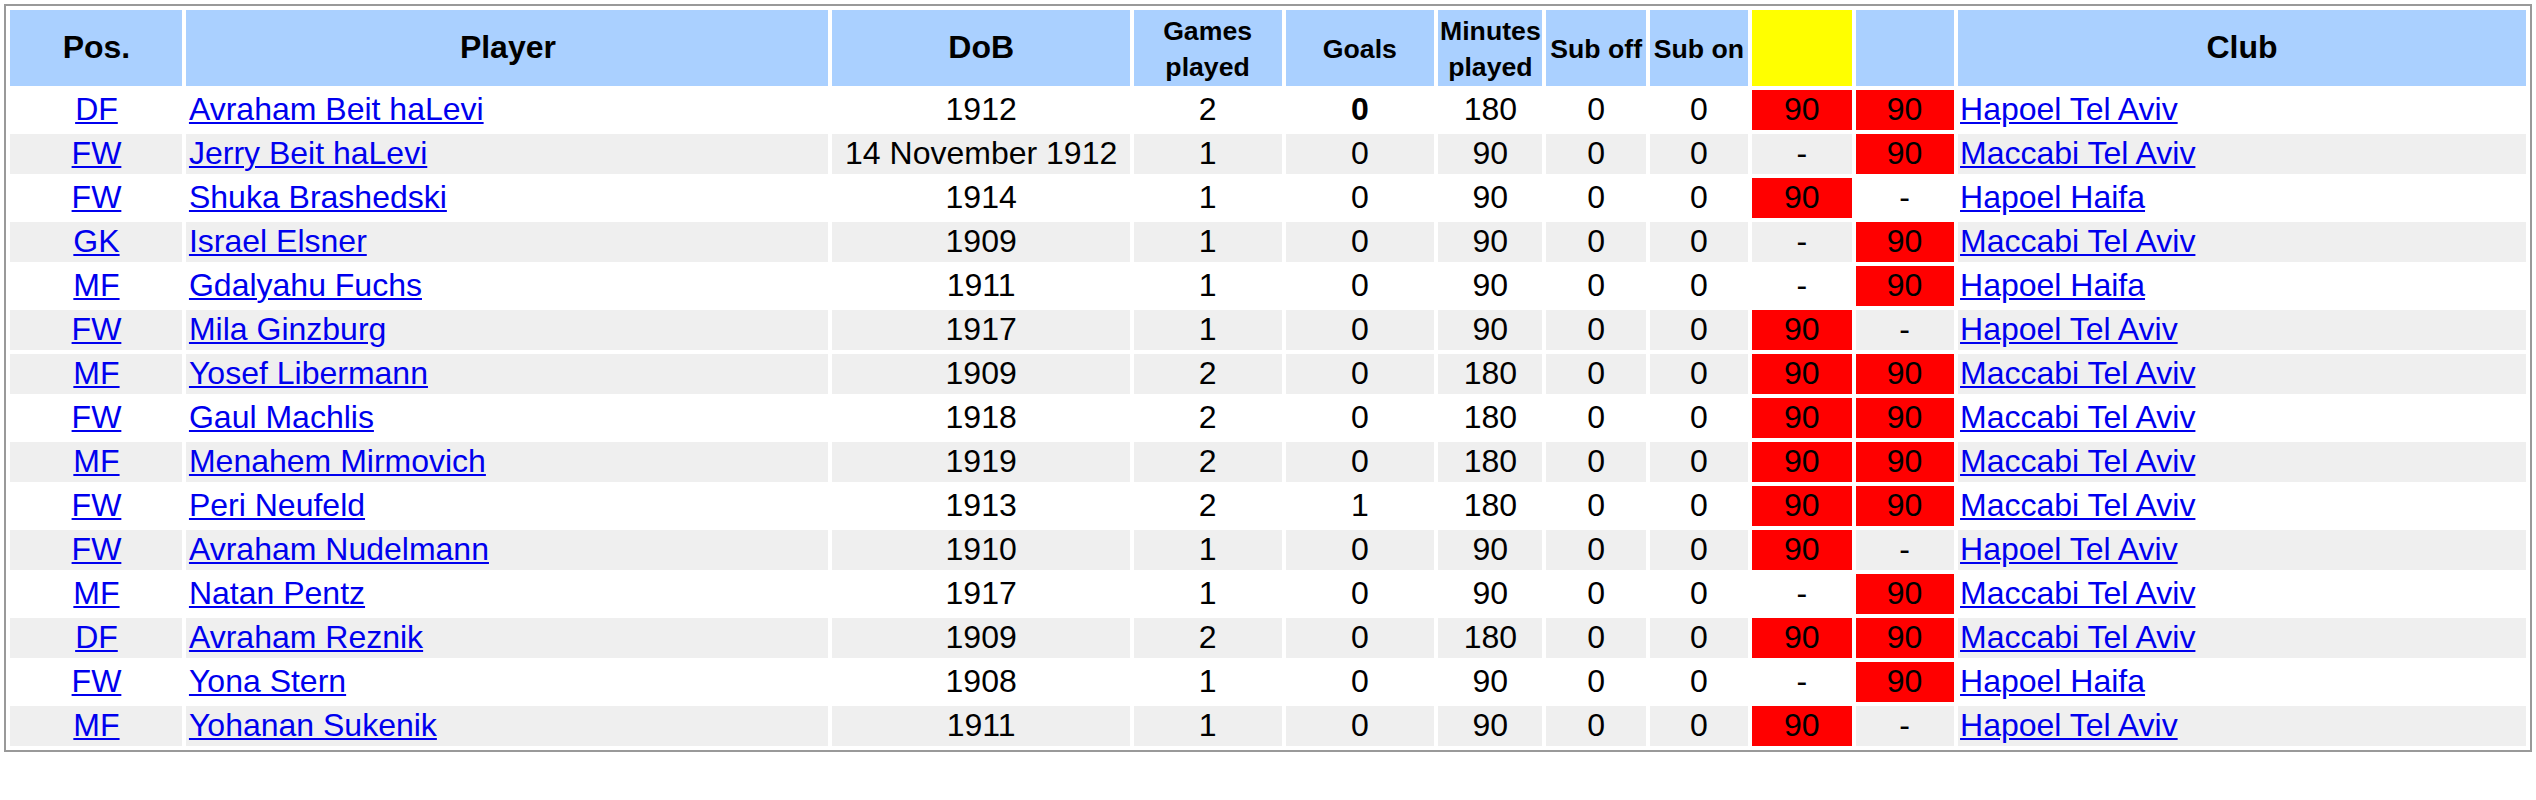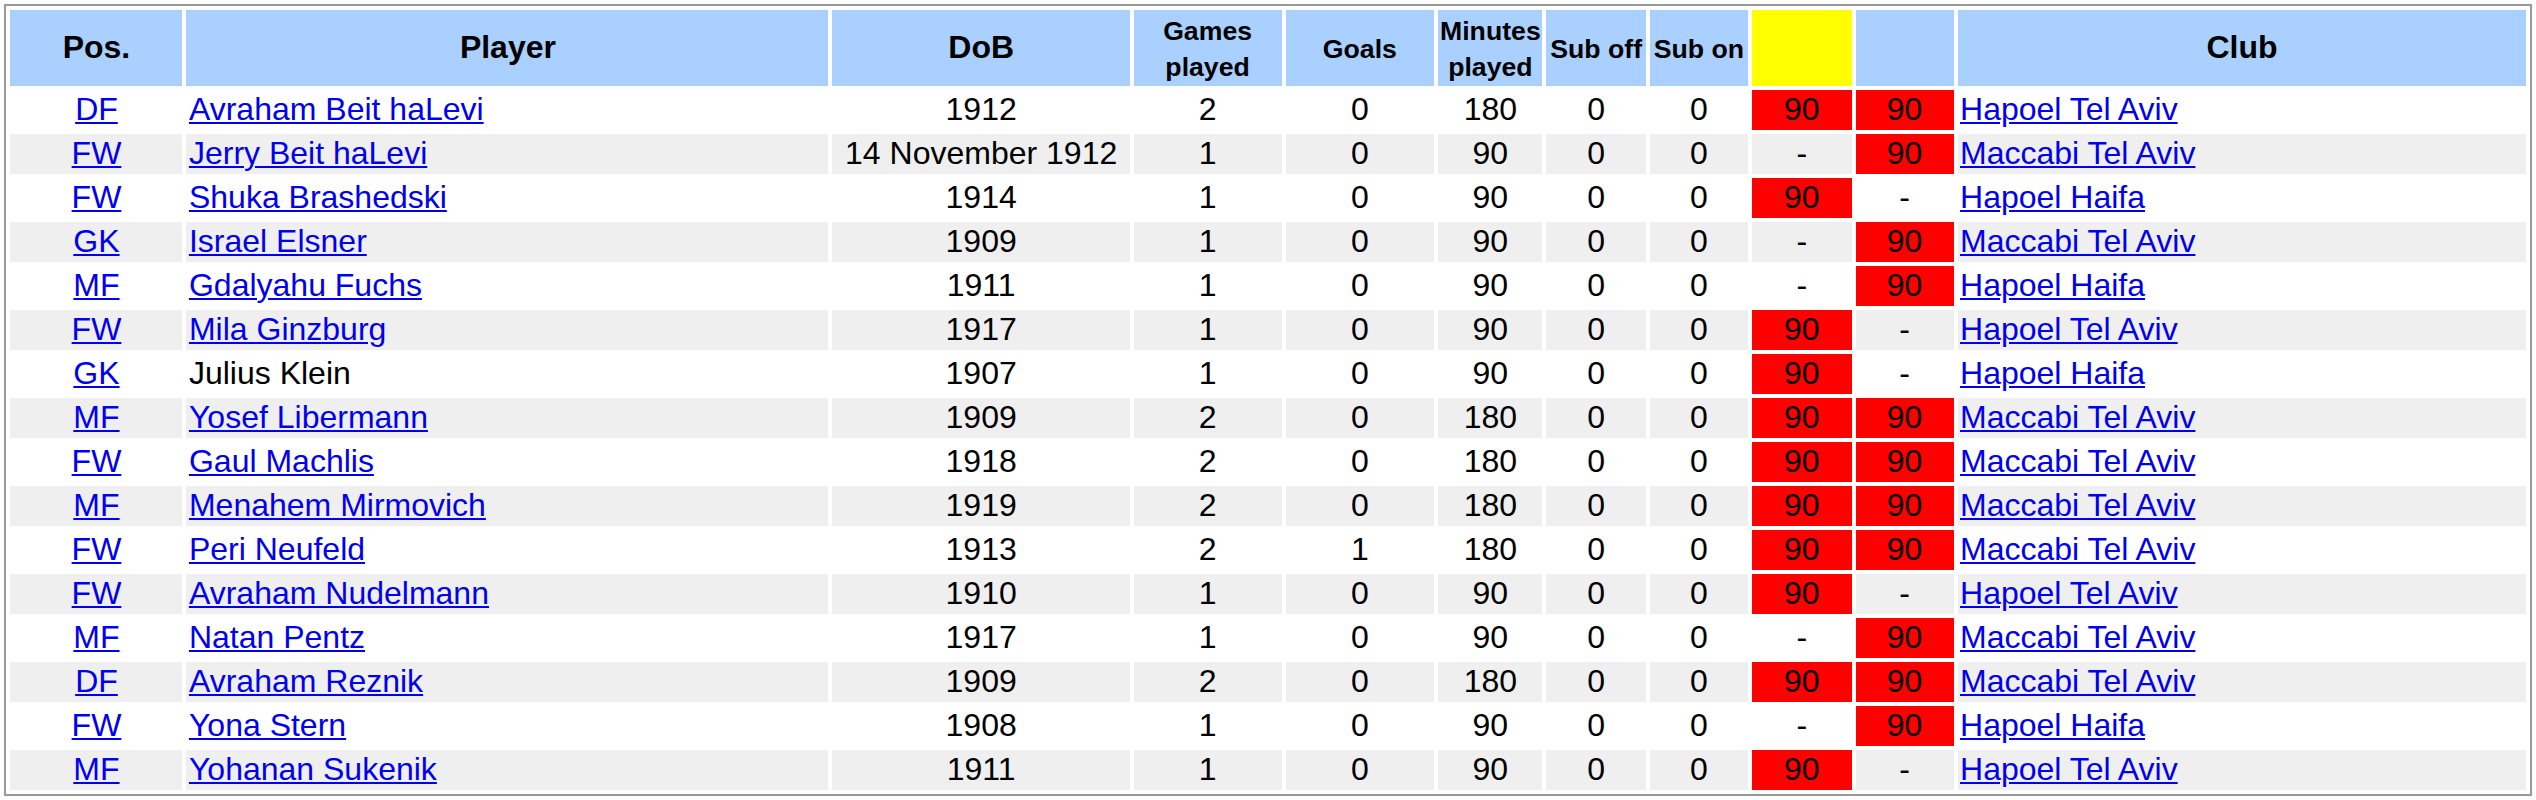(1360, 109) bold -> (1360, 109) normal
+ row: (270, 373)
